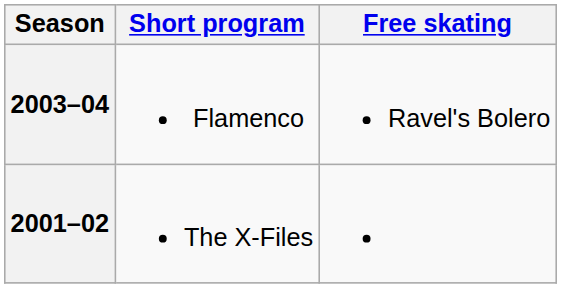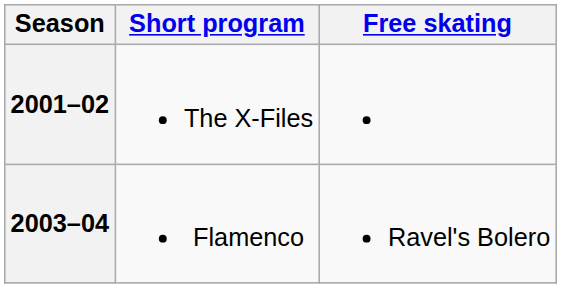rows swapped: (60, 104) <-> (60, 223)
